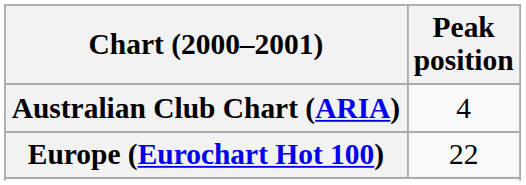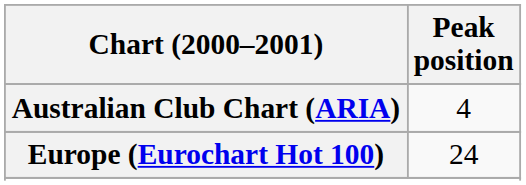(464, 154) 22 -> (464, 154) 24
